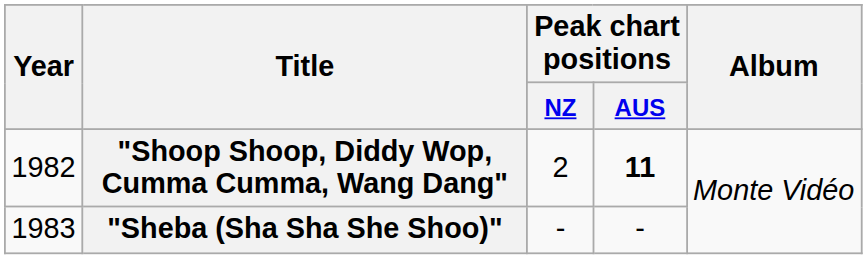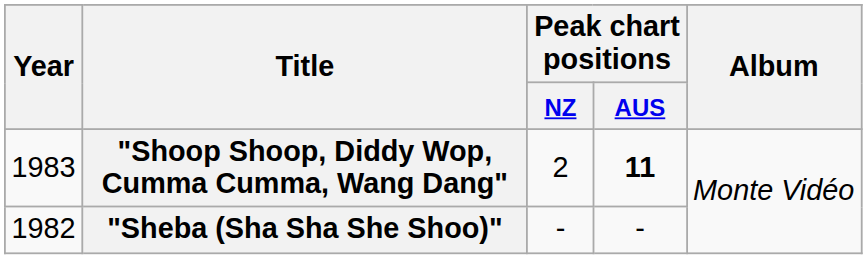(44, 167) 1982 -> (44, 167) 1983
(44, 229) 1983 -> (44, 229) 1982
